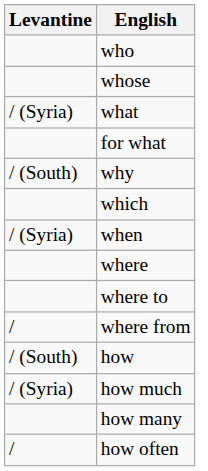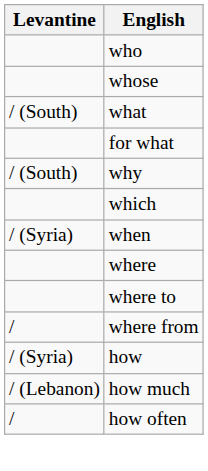(41, 111) / (Syria) -> (43, 111) / (South)
(43, 357) / (South) -> (41, 357) / (Syria)
(41, 388) / (Syria) -> (54, 388) / (Lebanon)
- row: (141, 419)
